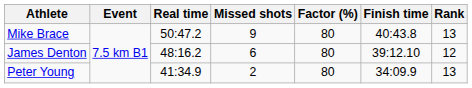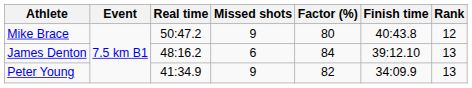(449, 33) 13 -> (449, 33) 12
(328, 53) 80 -> (328, 53) 84
(449, 53) 12 -> (449, 53) 13
(253, 72) 2 -> (253, 72) 9
(328, 72) 80 -> (328, 72) 82
